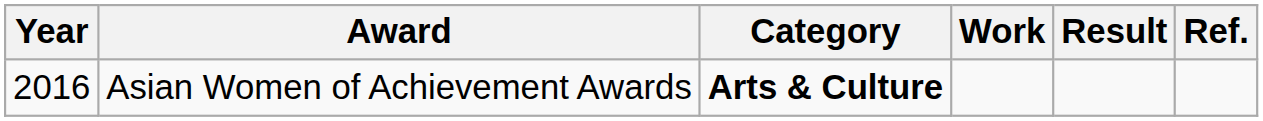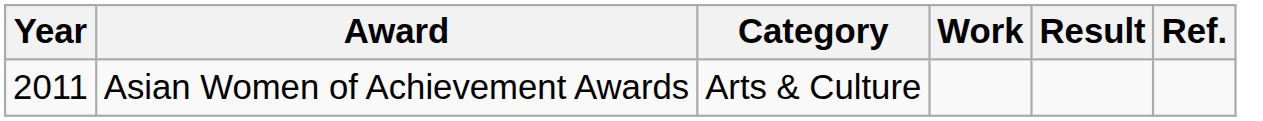(52, 87) 2016 -> (50, 87) 2011
(825, 87) bold -> (813, 87) normal
